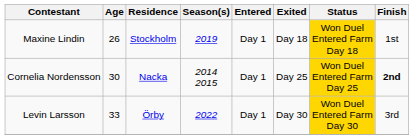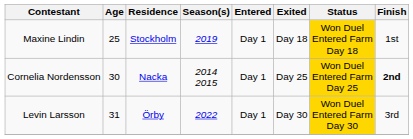(114, 39) 26 -> (114, 39) 25
(114, 115) 33 -> (114, 115) 31
